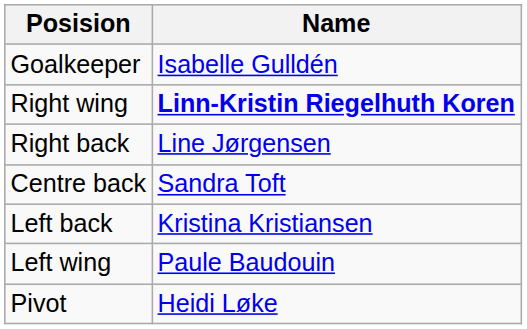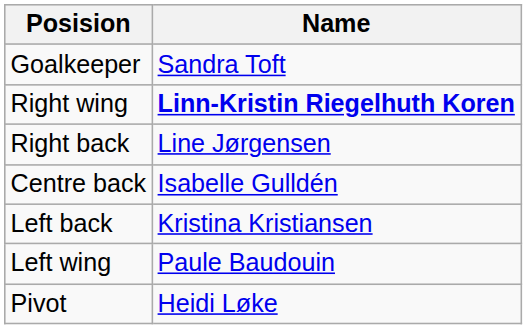(248, 64) Isabelle Gulldén -> (222, 64) Sandra Toft
(222, 183) Sandra Toft -> (248, 183) Isabelle Gulldén
